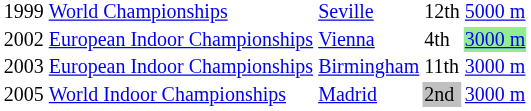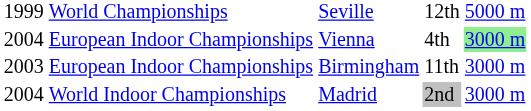(24, 39) 2002 -> (24, 39) 2004
(24, 94) 2005 -> (24, 94) 2004
